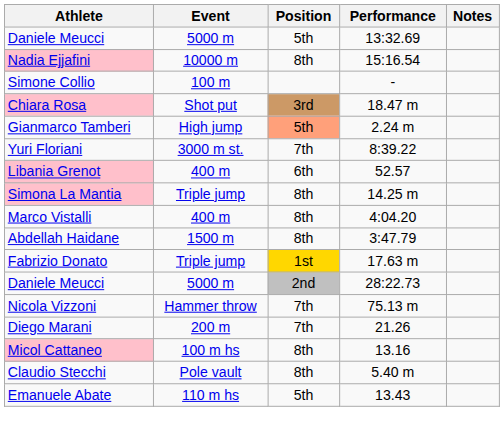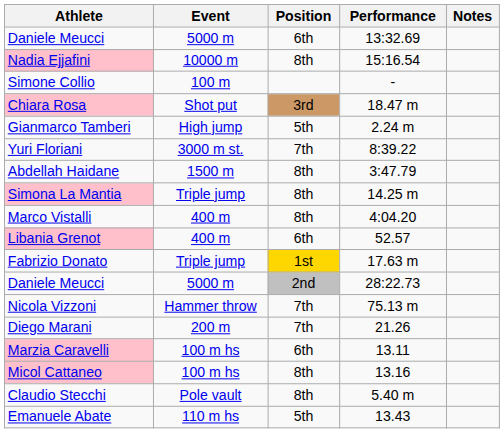(303, 38) 5th -> (303, 38) 6th
(303, 128) lightsalmon background -> (303, 128) no background
rows swapped: (63, 239) <-> (54, 172)
+ row: (58, 350)
